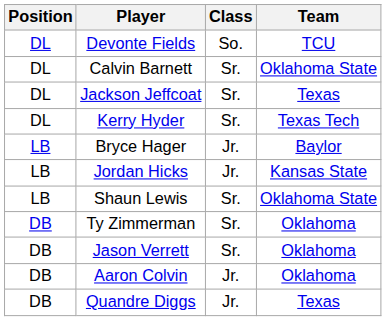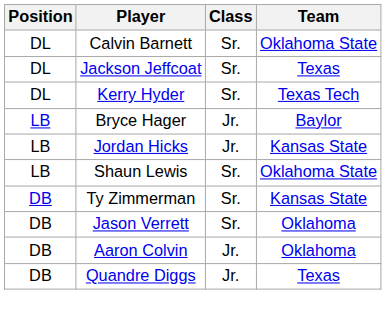- row: (141, 43)
(319, 224) Oklahoma -> (319, 198) Kansas State
